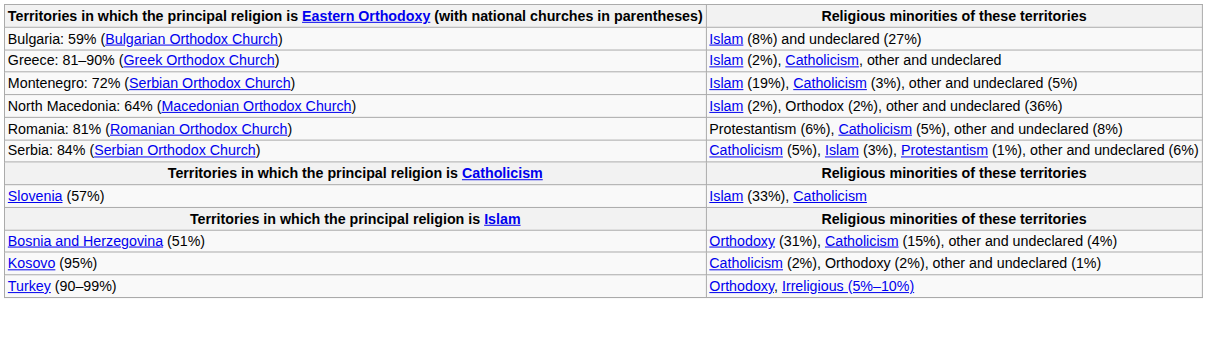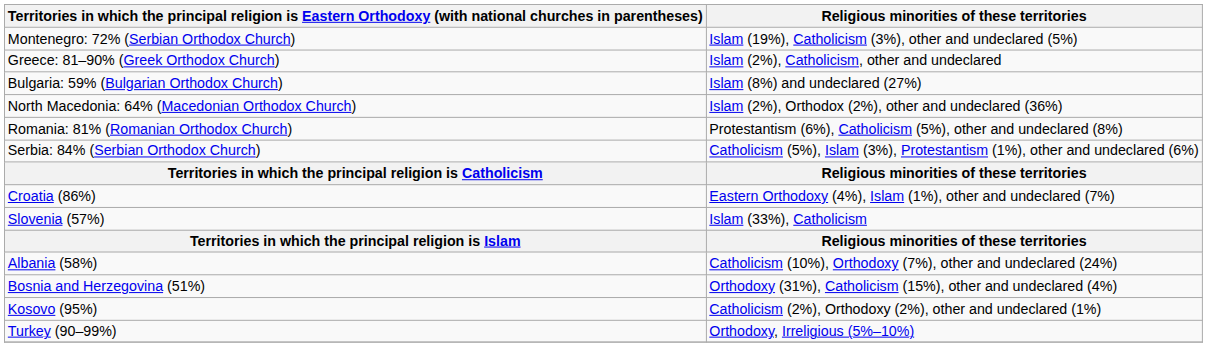rows swapped: (145, 39) <-> (152, 84)
+ row: (52, 196)
+ row: (53, 264)
